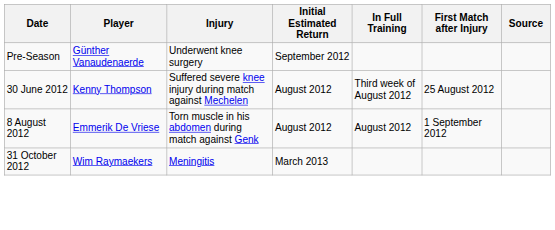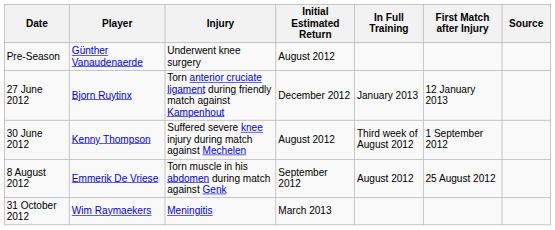(312, 56) September 2012 -> (307, 56) August 2012
+ row: (25, 95)
(459, 89) 25 August 2012 -> (454, 139) 1 September 2012
(303, 128) August 2012 -> (303, 178) September 2012
(453, 128) 1 September 2012 -> (461, 178) 25 August 2012
